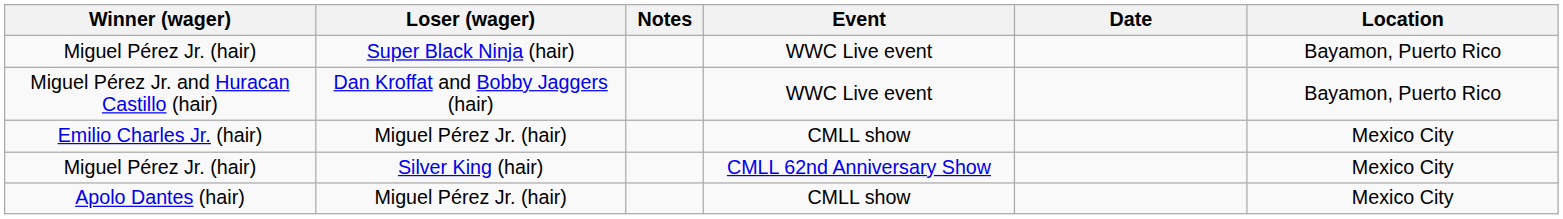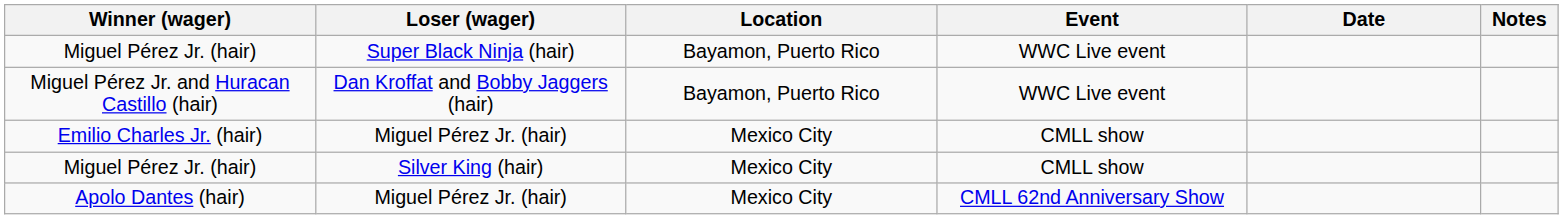columns swapped: (1403, 20) <-> (665, 20)
(859, 167) CMLL 62nd Anniversary Show -> (1092, 167) CMLL show
(859, 198) CMLL show -> (1092, 198) CMLL 62nd Anniversary Show
